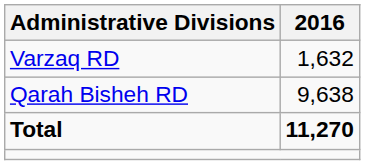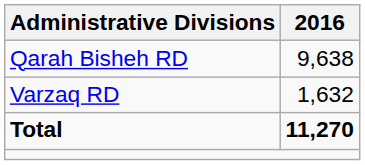rows swapped: (99, 94) <-> (65, 58)
